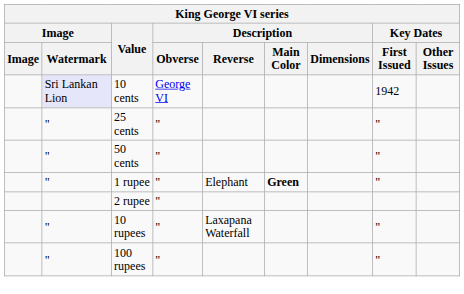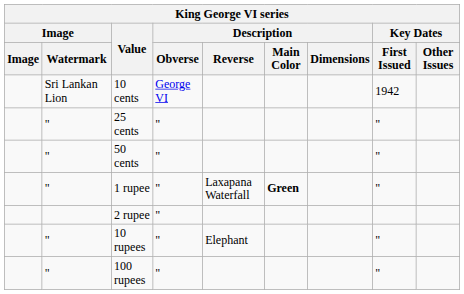(71, 91) lavender background -> (71, 91) no background
(226, 182) Elephant -> (228, 188) Laxapana Waterfall
(228, 227) Laxapana Waterfall -> (226, 240) Elephant
